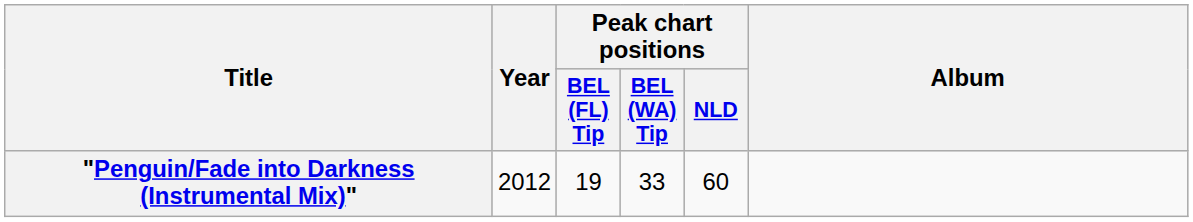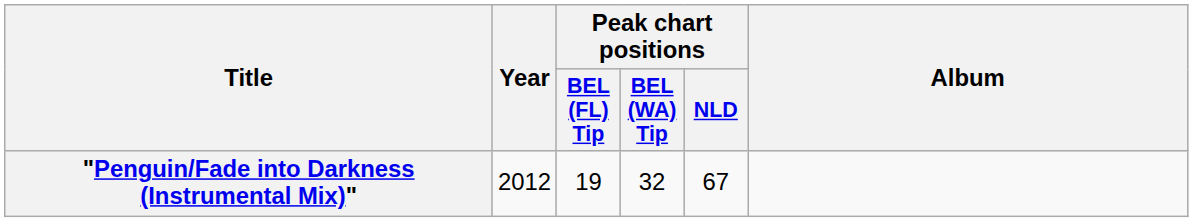(652, 183) 33 -> (652, 183) 32
(716, 183) 60 -> (716, 183) 67
